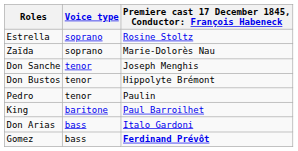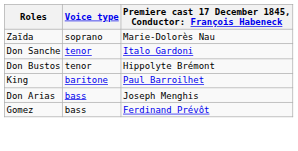- row: (28, 37)
(161, 66) Joseph Menghis -> (158, 51) Italo Gardoni
- row: (20, 95)
(158, 124) Italo Gardoni -> (161, 95) Joseph Menghis
(166, 139) bold -> (166, 110) normal
